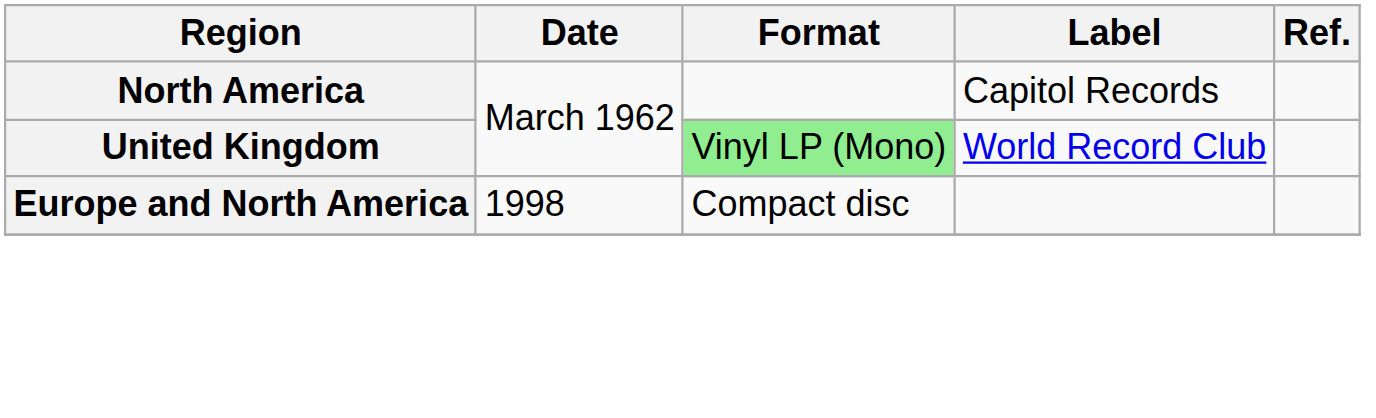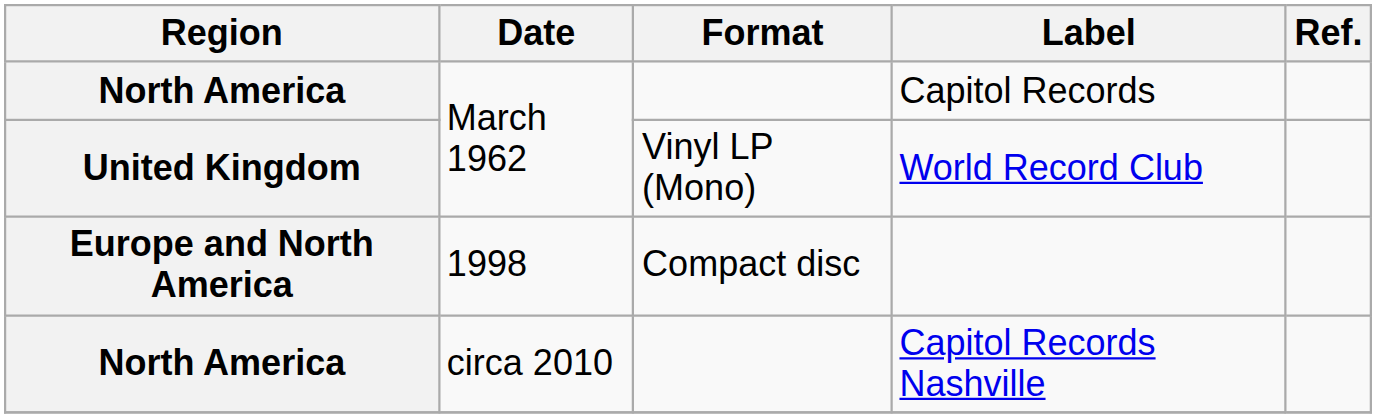(819, 147) lightgreen background -> (708, 167) no background
+ row: (222, 362)
